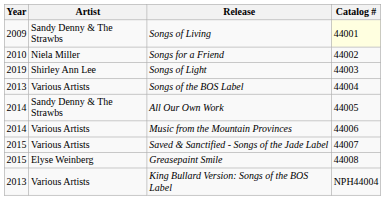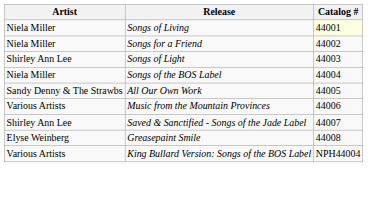- column: (17, 12)
(72, 33) Sandy Denny & The Strawbs -> (31, 28) Niela Miller
(60, 86) Various Artists -> (31, 75) Niela Miller
(60, 144) Various Artists -> (39, 122) Shirley Ann Lee
